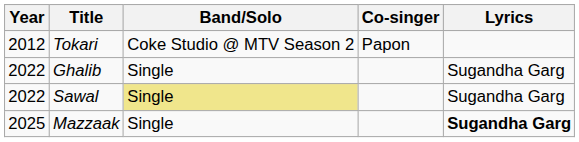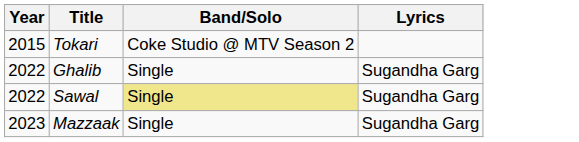- column: (401, 17)
(27, 44) 2012 -> (27, 44) 2015
(27, 123) 2025 -> (27, 123) 2023
(509, 123) bold -> (421, 123) normal
